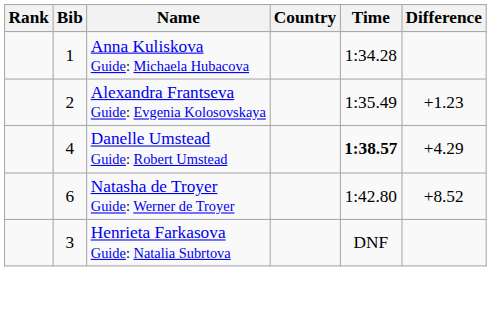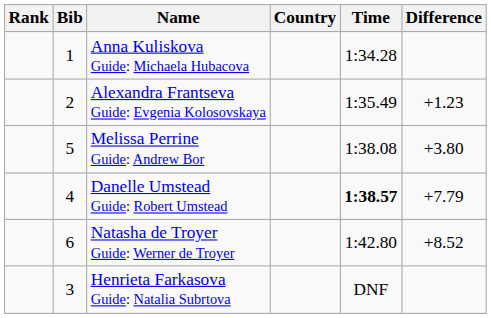+ row: (148, 149)
(444, 149) +4.29 -> (444, 195) +7.79
